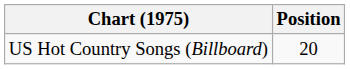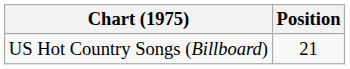(309, 48) 20 -> (309, 48) 21
